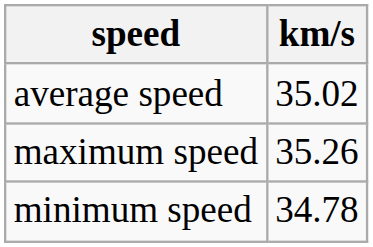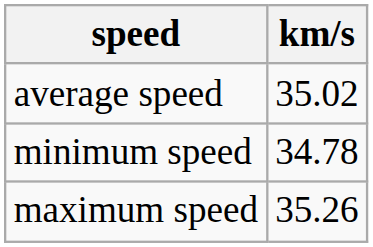rows swapped: (136, 151) <-> (133, 210)
